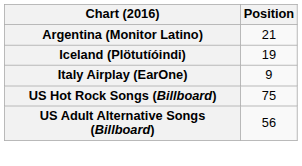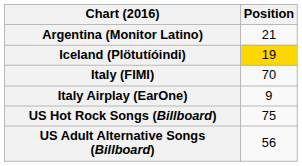(269, 55) no background -> (269, 55) gold background
+ row: (123, 75)
